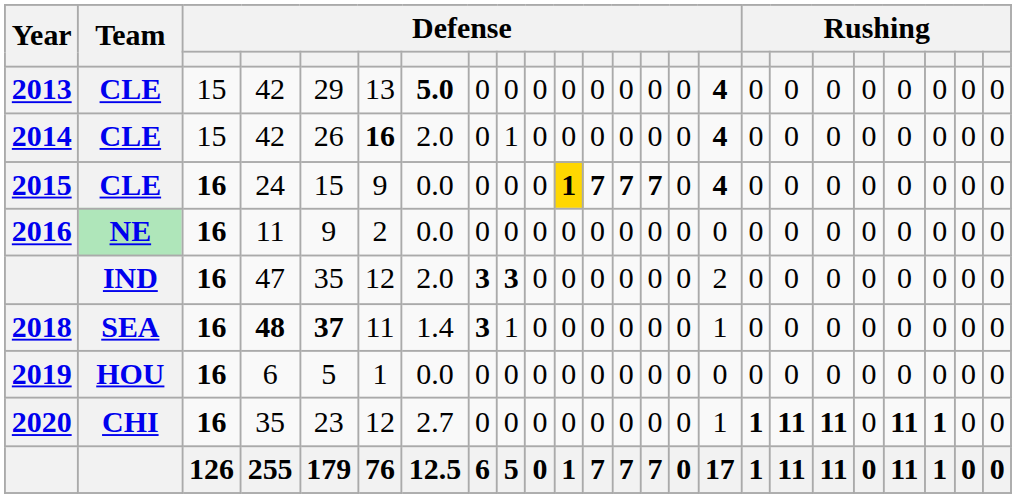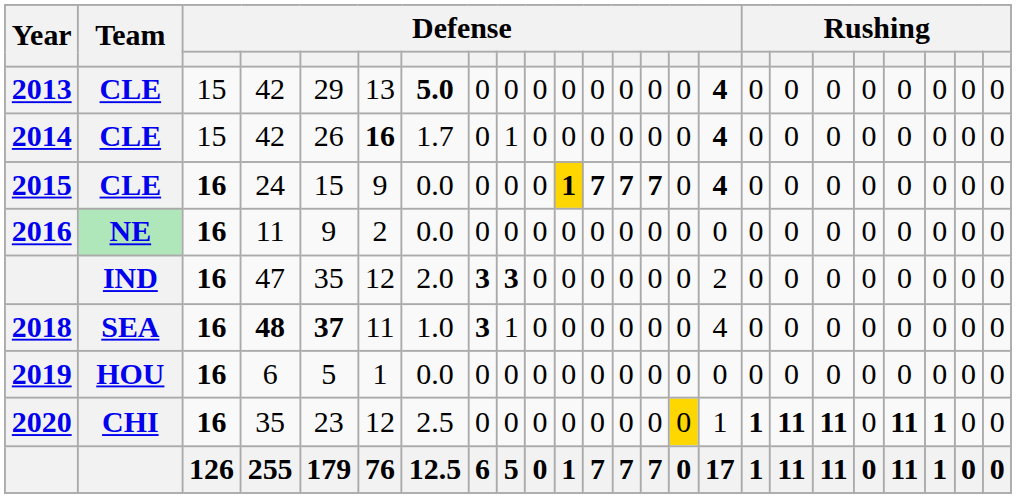(435, 136) 2.0 -> (435, 136) 1.7
(435, 326) 1.4 -> (435, 326) 1.0
(720, 326) 1 -> (720, 326) 4
(435, 421) 2.7 -> (435, 421) 2.5
(684, 421) no background -> (684, 421) gold background
